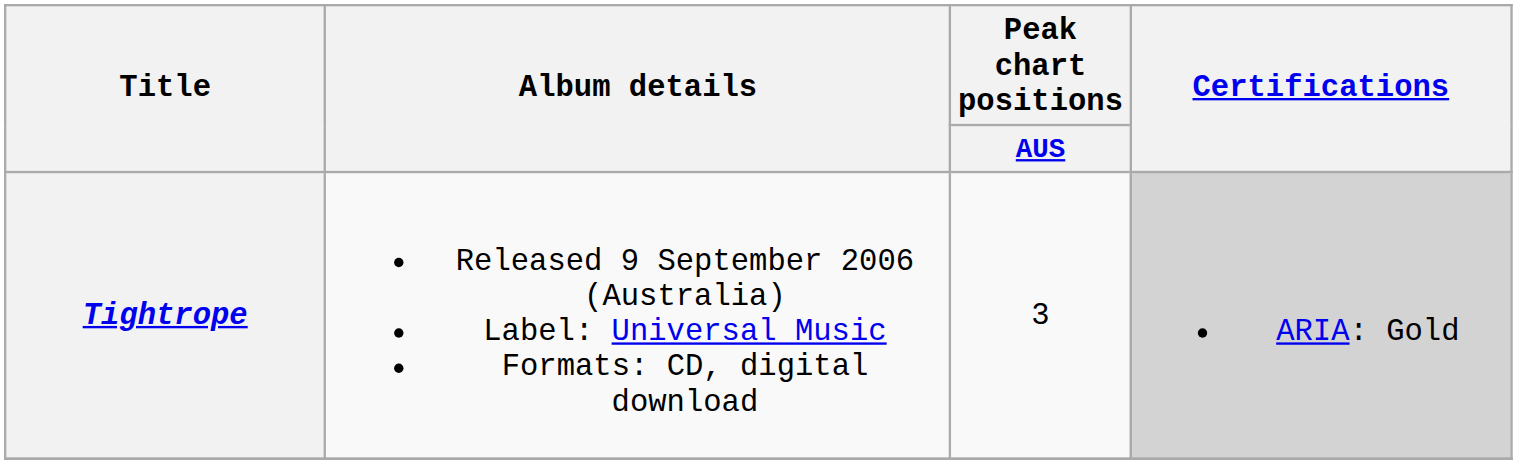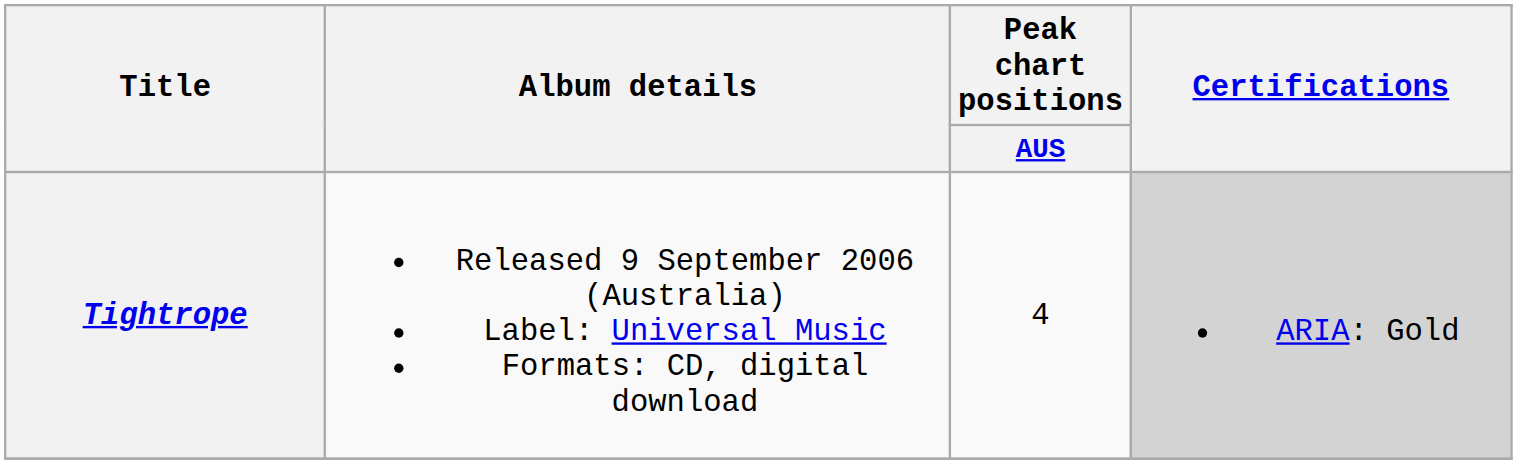(1040, 315) 3 -> (1040, 315) 4
